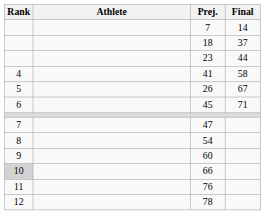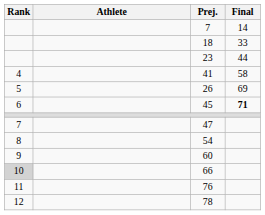(243, 43) 37 -> (243, 43) 33
(243, 89) 67 -> (243, 89) 69
(243, 105) normal -> (243, 105) bold
